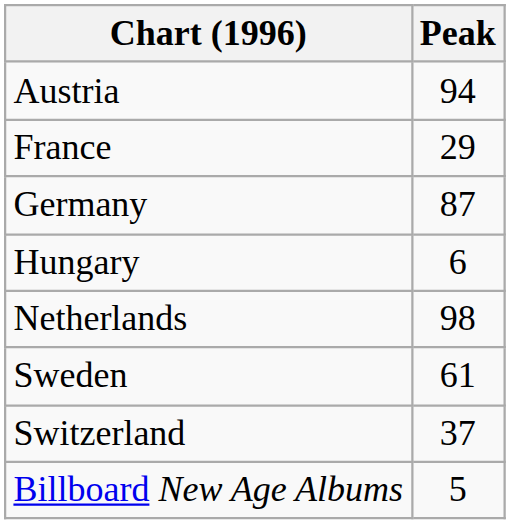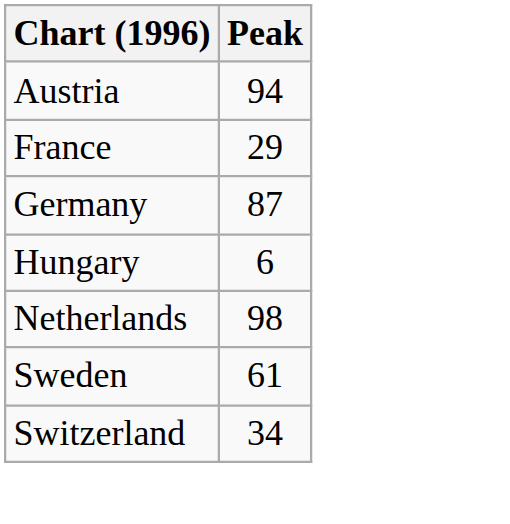(458, 432) 37 -> (265, 432) 34
- row: (208, 489)
